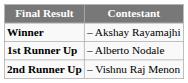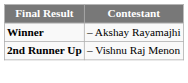- row: (42, 51)
